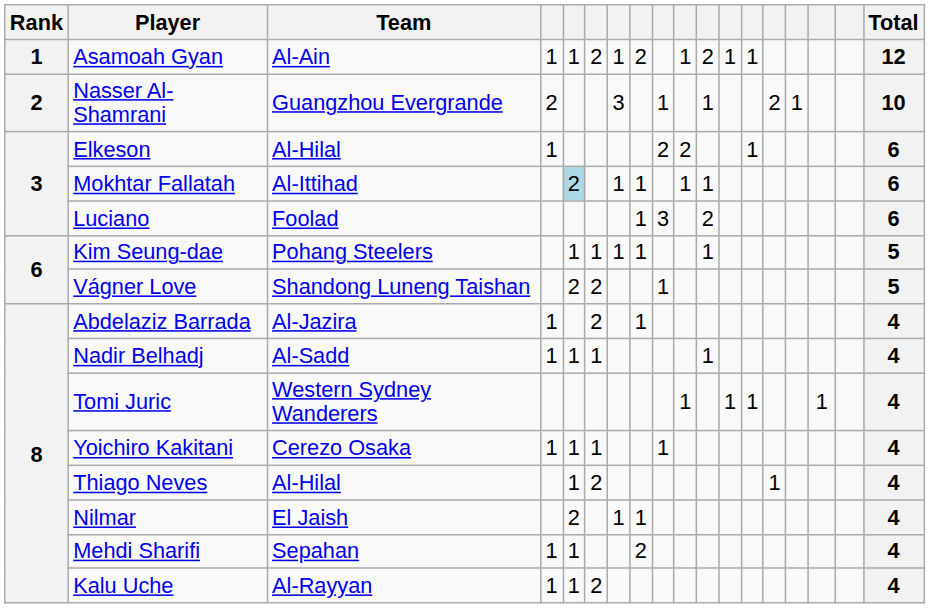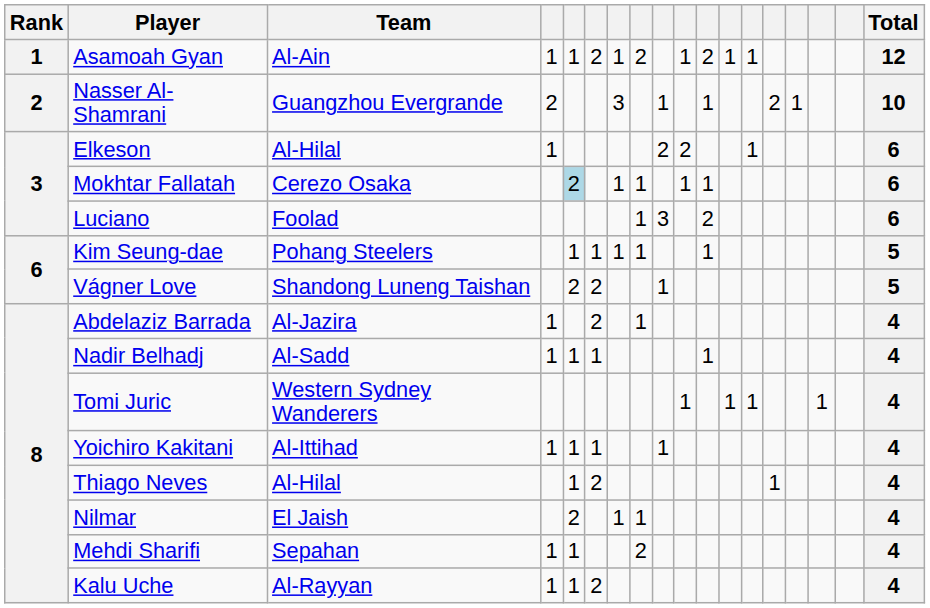(315, 184) Al-Ittihad -> (342, 184) Cerezo Osaka
(342, 449) Cerezo Osaka -> (315, 449) Al-Ittihad
